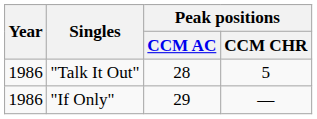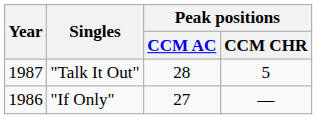(26, 72) 1986 -> (26, 72) 1987
(182, 99) 29 -> (182, 99) 27
